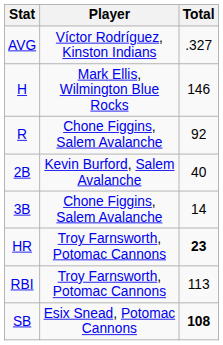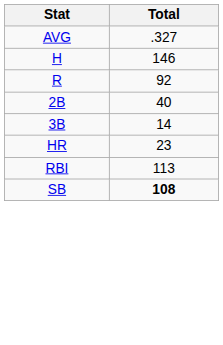- column: (109, 15)
(199, 246) bold -> (164, 146) normal
